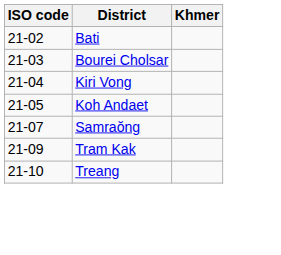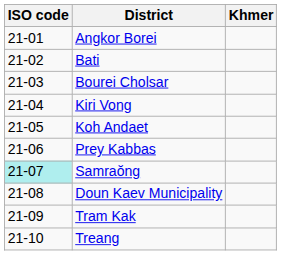+ row: (116, 37)
+ row: (116, 149)
(26, 127) no background -> (26, 171) paleturquoise background
+ row: (149, 194)
